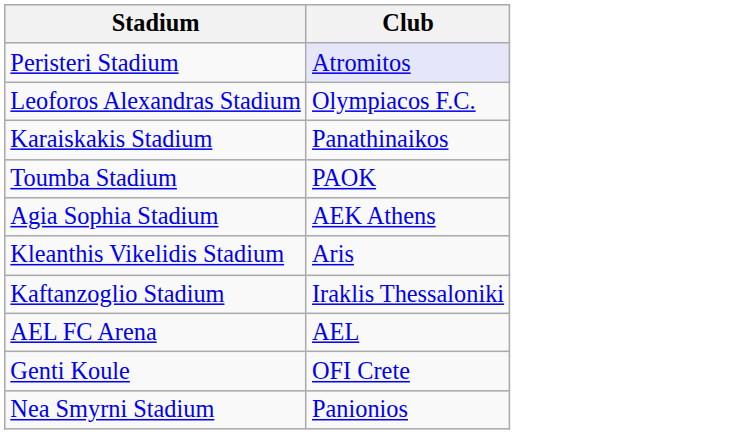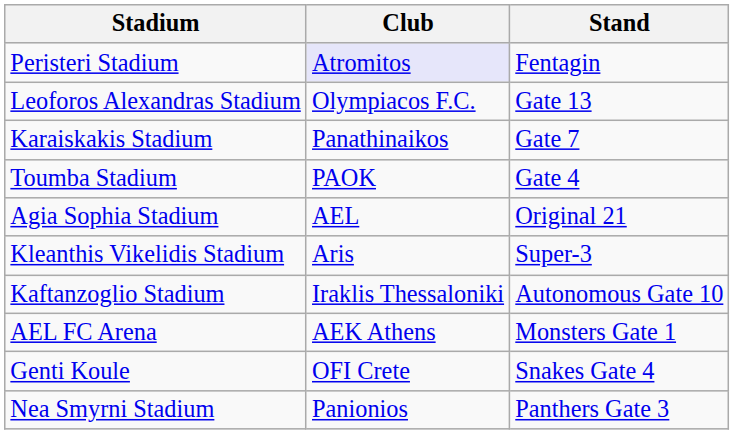+ column: (619, 23)
(374, 216) AEK Athens -> (336, 216) AEL
(336, 332) AEL -> (374, 332) AEK Athens
